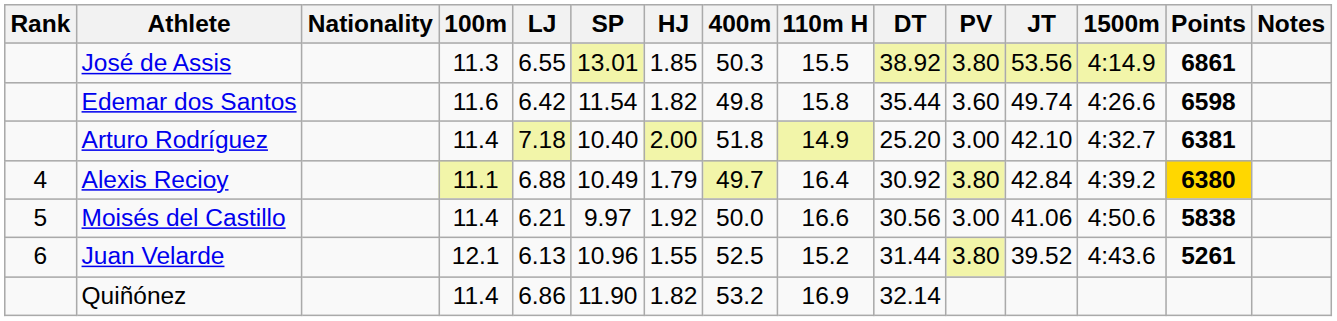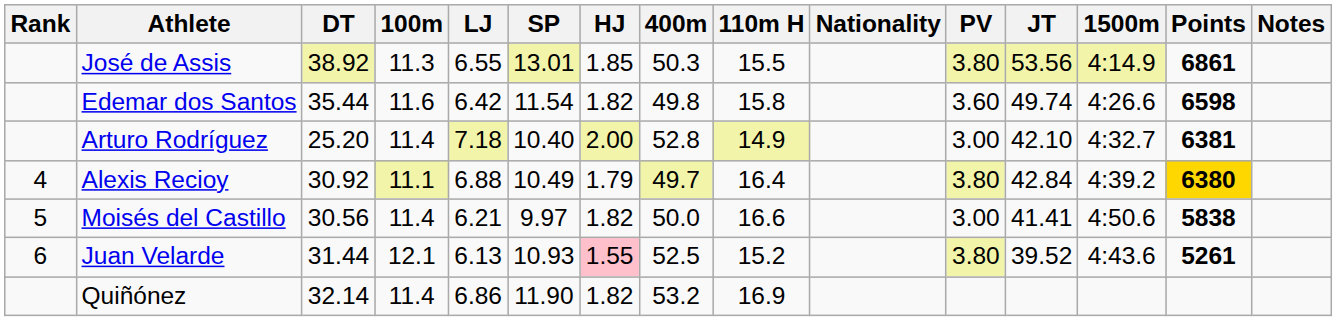columns swapped: (370, 23) <-> (910, 23)
(740, 140) 51.8 -> (676, 140) 52.8
(673, 218) 1.92 -> (610, 218) 1.82
(1042, 218) 41.06 -> (1042, 218) 41.41
(608, 256) 10.96 -> (544, 256) 10.93
(673, 256) no background -> (610, 256) pink background
